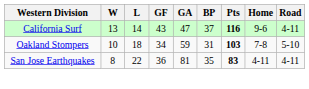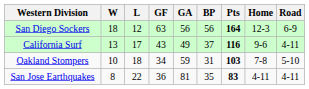+ row: (53, 28)
(137, 28) 14 -> (137, 44) 17
(185, 28) 47 -> (185, 44) 49
